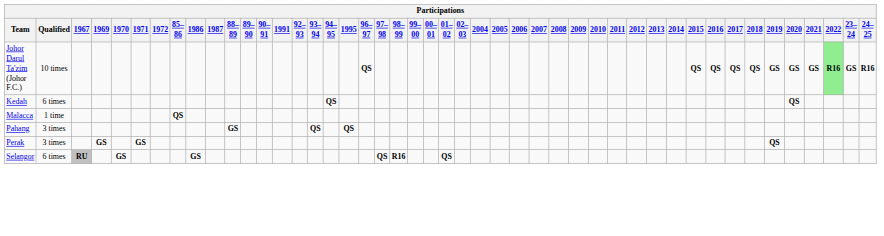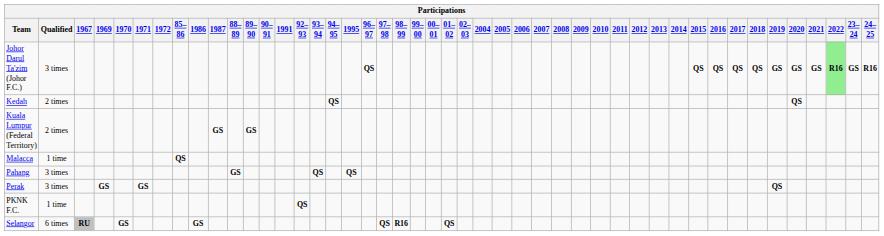(54, 68) 10 times -> (57, 68) 3 times
(54, 102) 6 times -> (57, 102) 2 times
+ row: (22, 130)
+ row: (17, 205)
